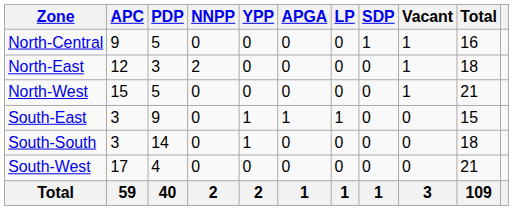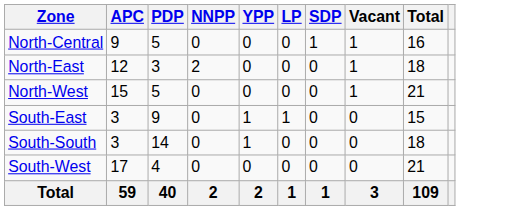- column: (304, 17)
